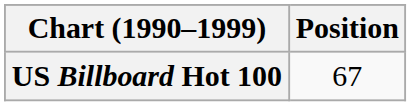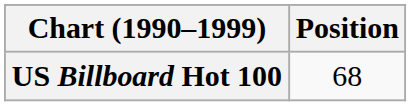(347, 75) 67 -> (347, 75) 68
